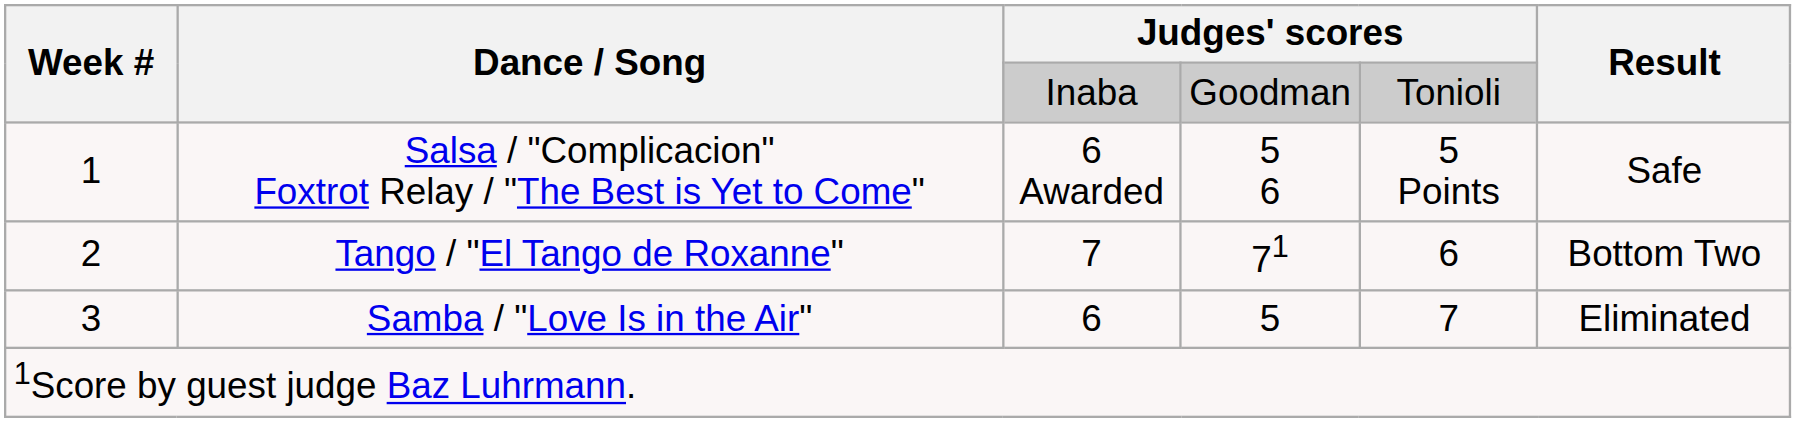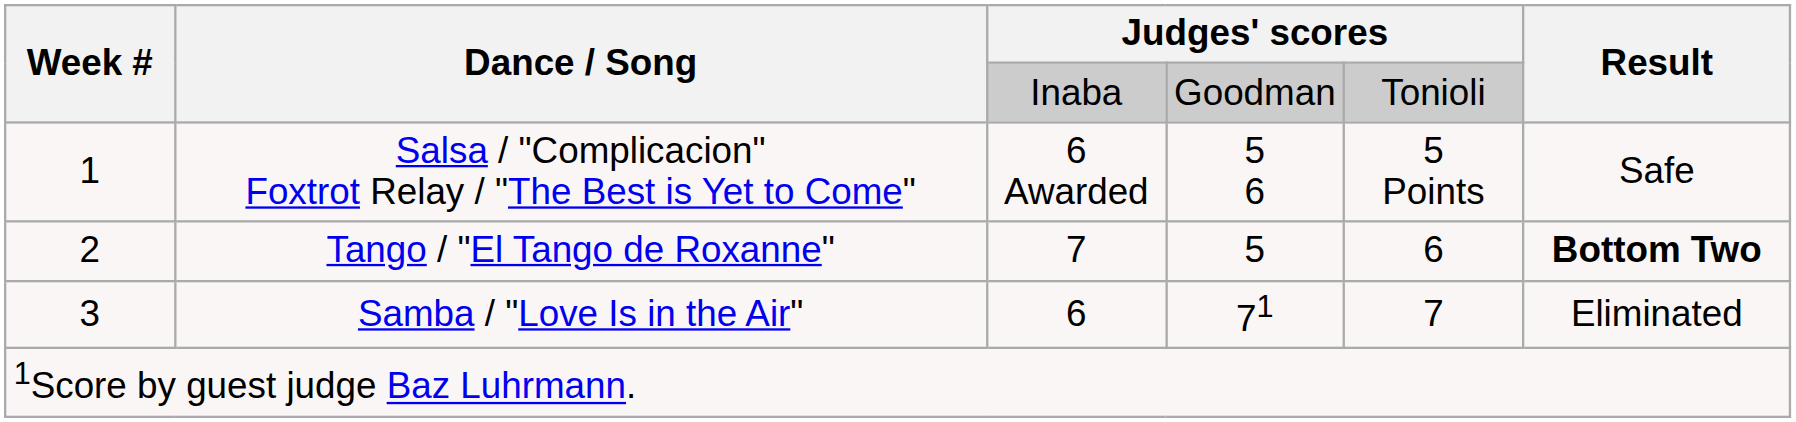(1270, 255) 71 -> (1255, 250) 5
(1664, 255) normal -> (1657, 250) bold
(1270, 318) 5 -> (1255, 313) 71
